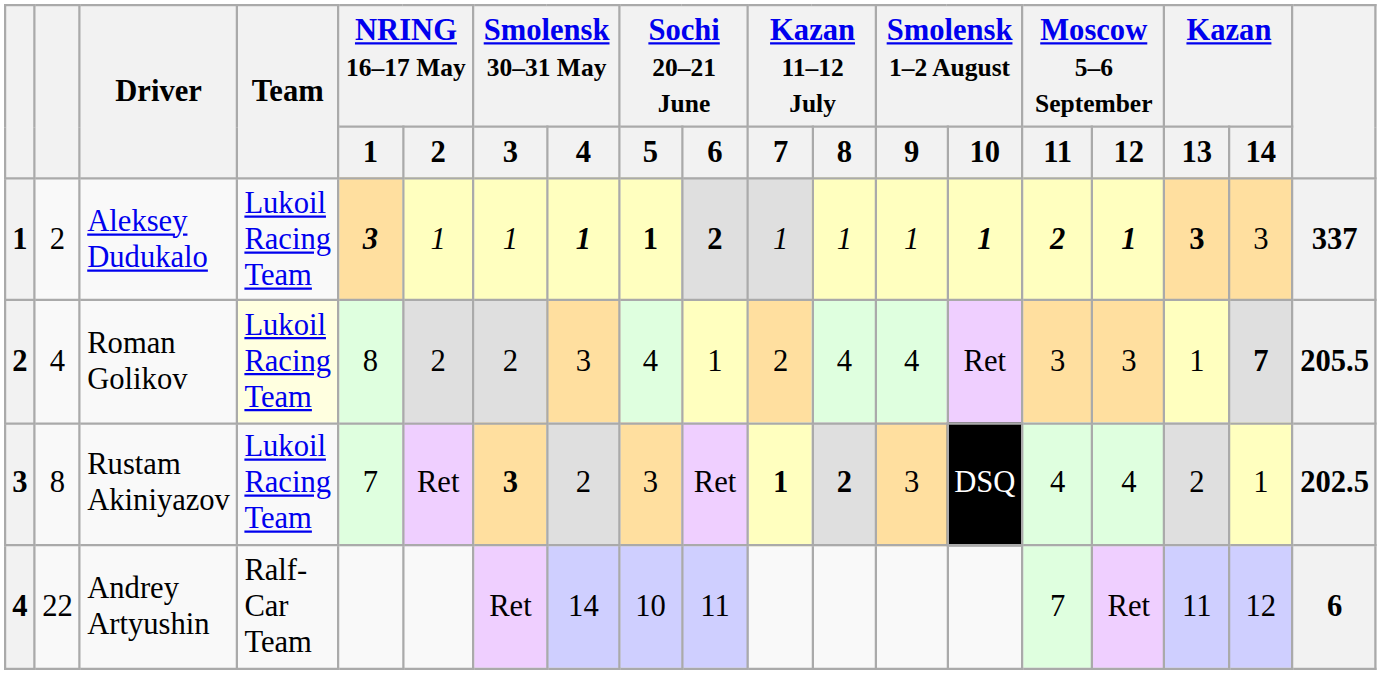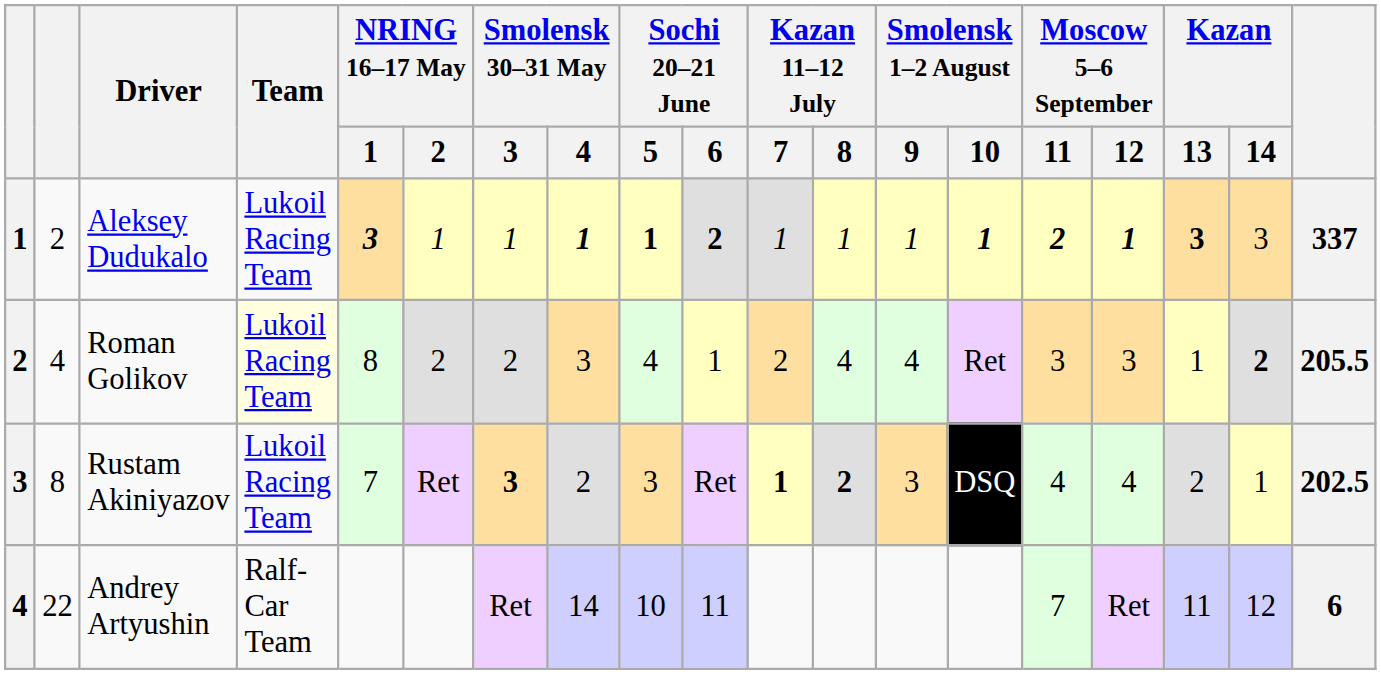(1261, 360) 7 -> (1261, 360) 2
